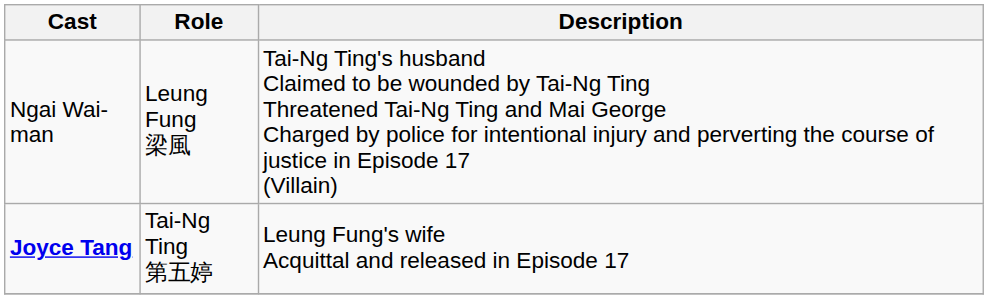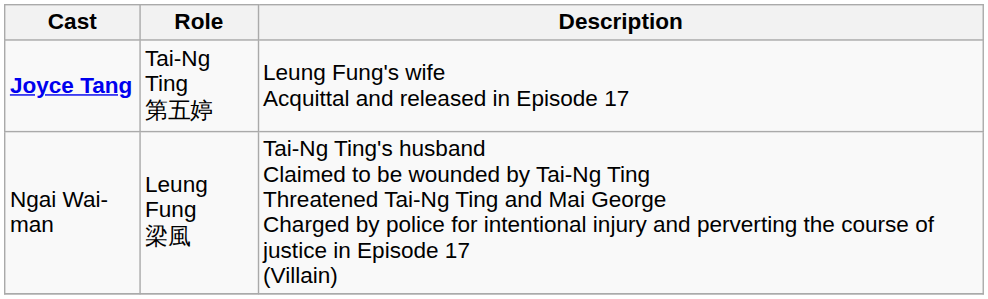rows swapped: (59, 121) <-> (71, 248)
